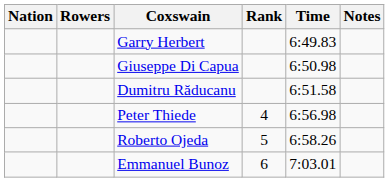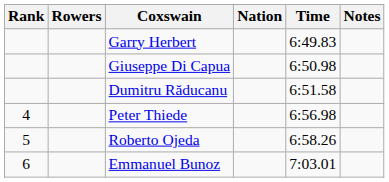columns swapped: (264, 16) <-> (30, 16)
